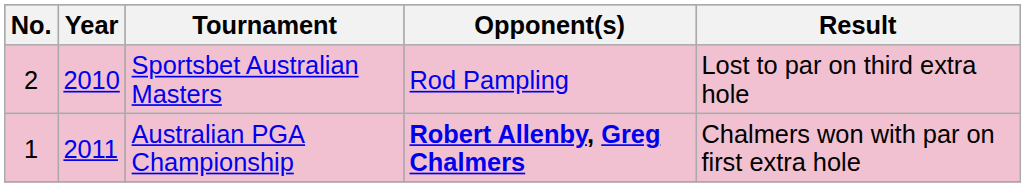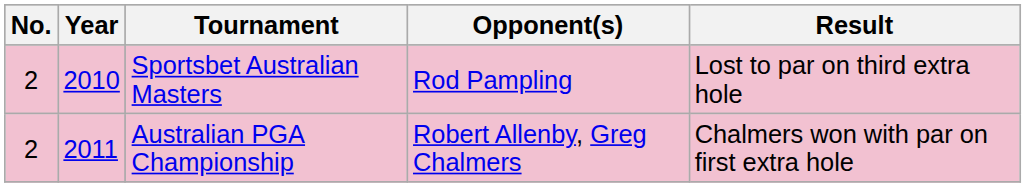(31, 148) 1 -> (31, 148) 2
(535, 148) bold -> (530, 148) normal
